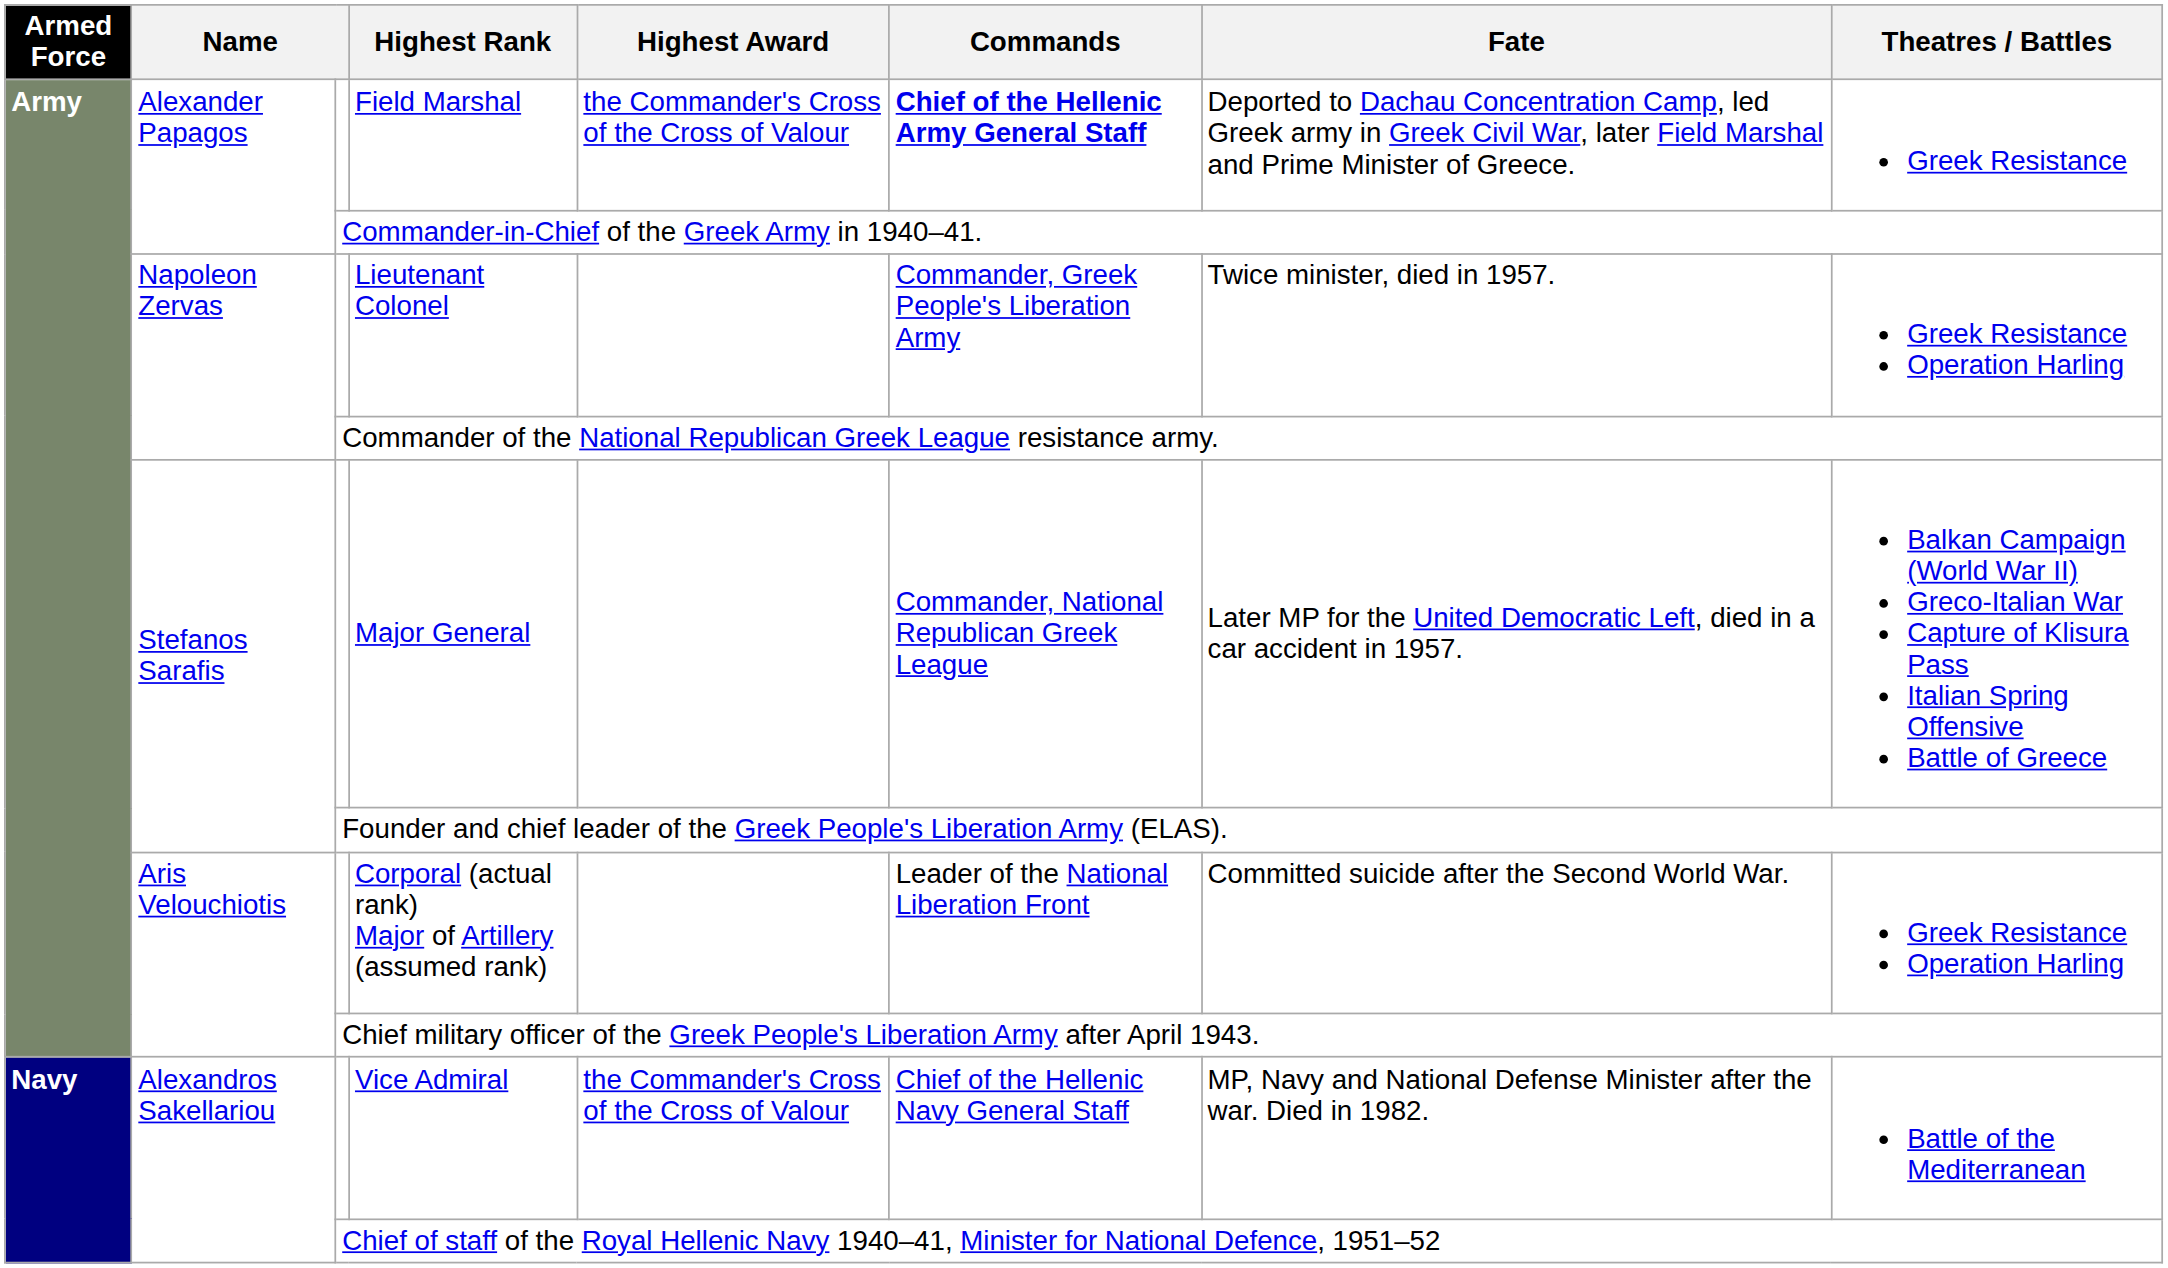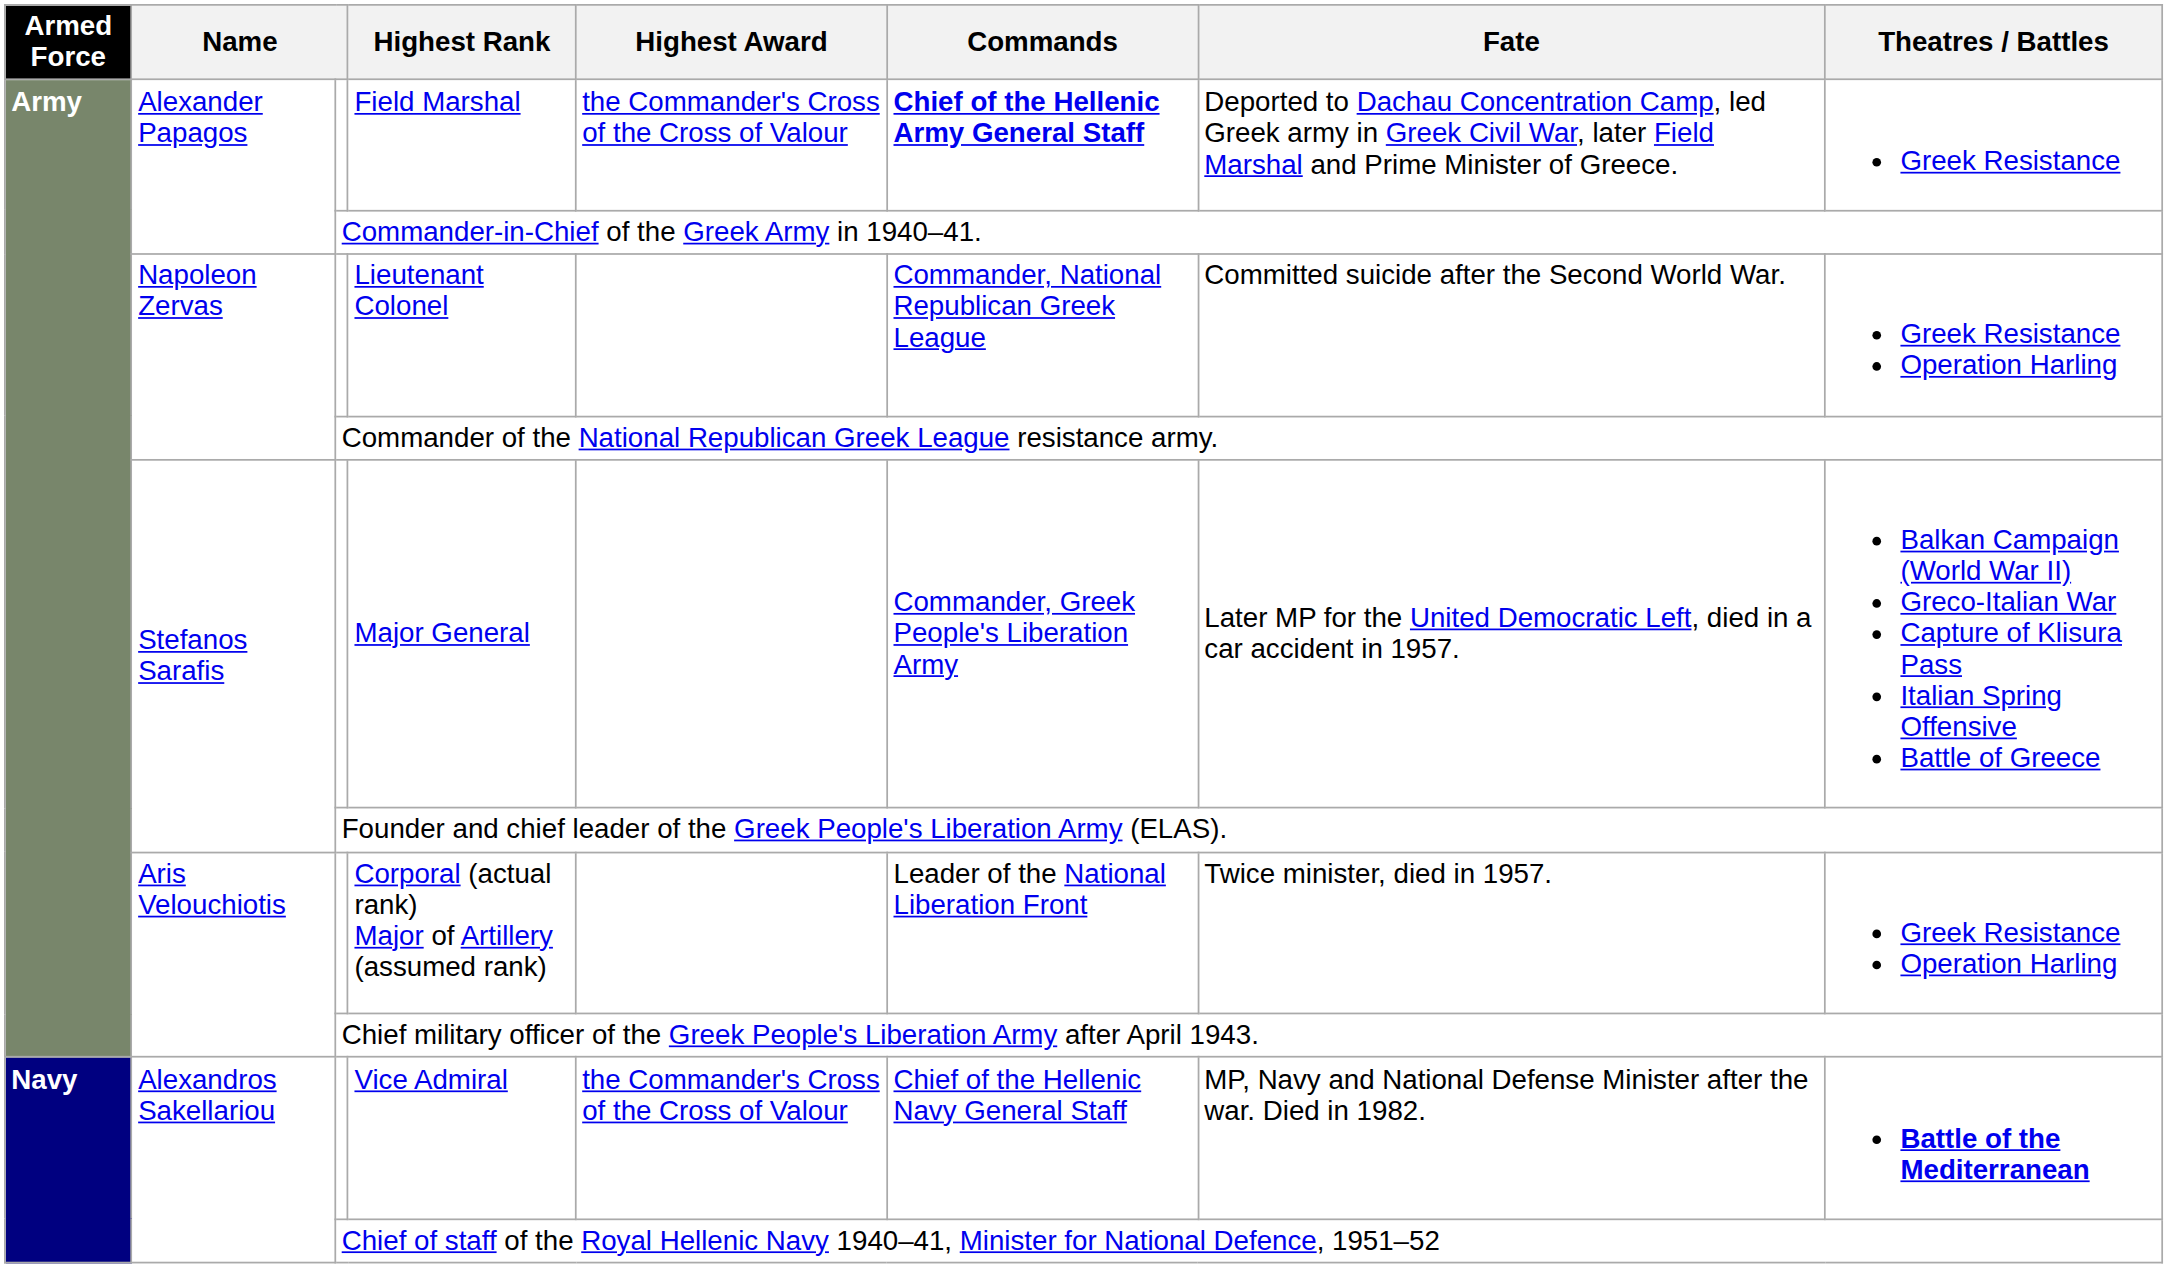(1016, 306) Commander, Greek People's Liberation Army -> (1027, 306) Commander, National Republican Greek League
(1381, 275) Twice minister, died in 1957. -> (1495, 275) Committed suicide after the Second World War.
(1030, 633) Commander, National Republican Greek League -> (1014, 633) Commander, Greek People's Liberation Army
(1498, 873) Committed suicide after the Second World War. -> (1378, 873) Twice minister, died in 1957.
(1997, 1154) normal -> (1994, 1154) bold
